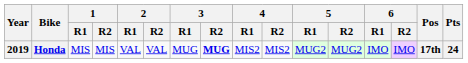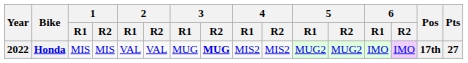(18, 50) 2019 -> (18, 50) 2022
(453, 50) 24 -> (453, 50) 27
